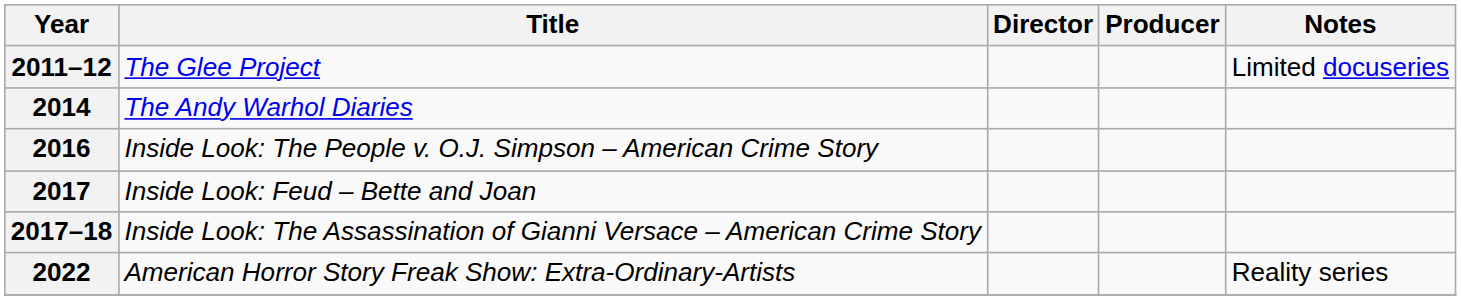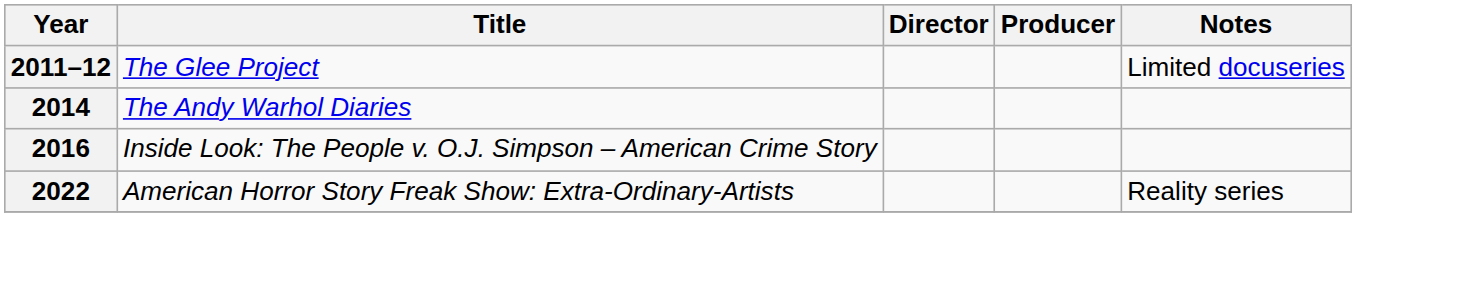- row: (62, 190)
- row: (62, 231)
